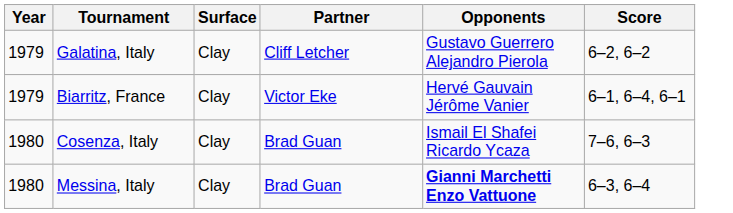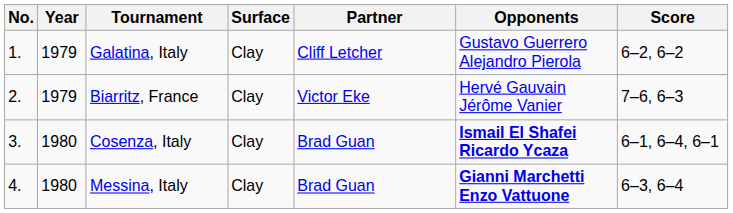+ column: (21, 16)
(637, 96) 6–1, 6–4, 6–1 -> (652, 96) 7–6, 6–3
(481, 141) normal -> (518, 141) bold
(619, 141) 7–6, 6–3 -> (670, 141) 6–1, 6–4, 6–1
